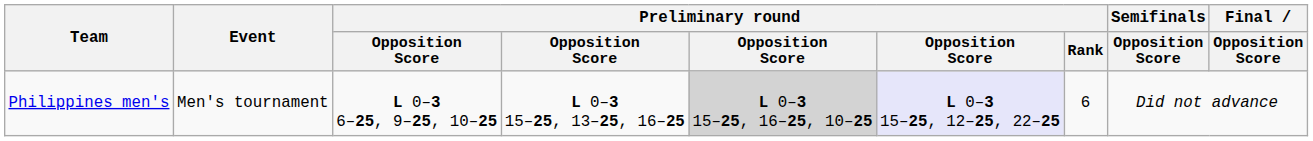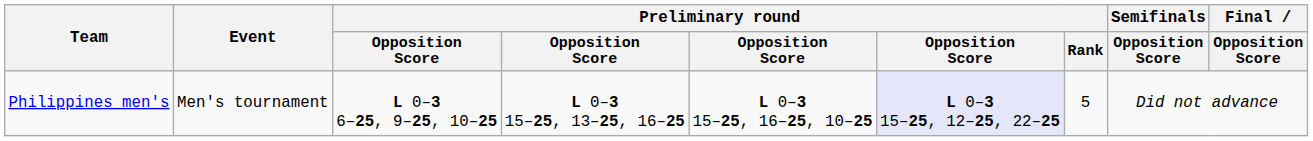(782, 112) lightgrey background -> (782, 112) no background
(1085, 103) 6 -> (1085, 103) 5
